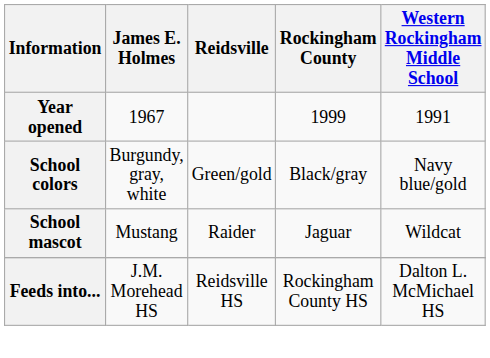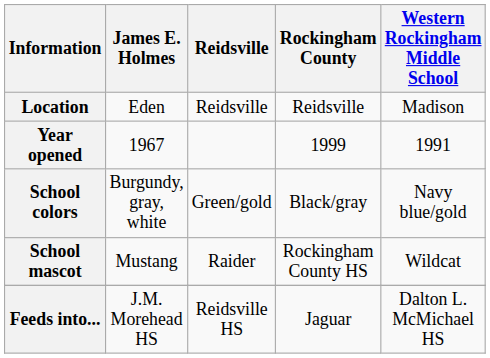+ row: (55, 106)
(328, 232) Jaguar -> (328, 261) Rockingham County HS
(328, 291) Rockingham County HS -> (328, 319) Jaguar
